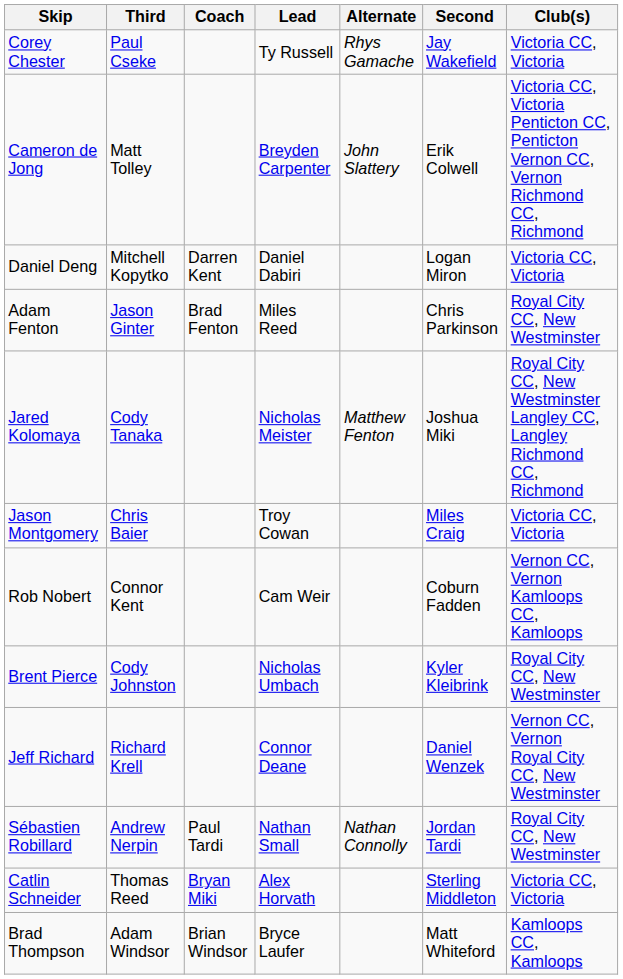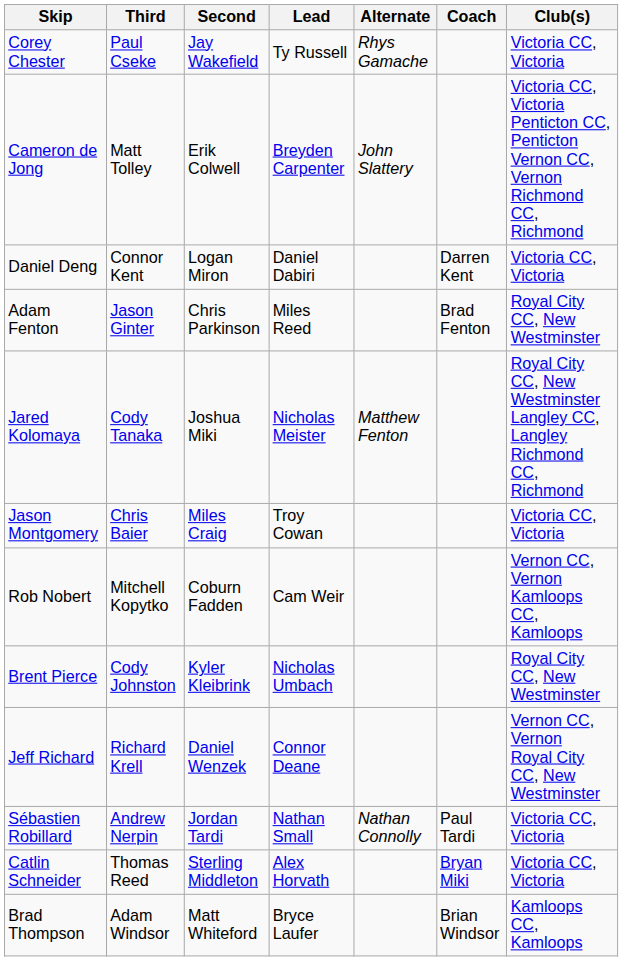columns swapped: (465, 17) <-> (220, 17)
(139, 266) Mitchell Kopytko -> (137, 266) Connor Kent
(137, 596) Connor Kent -> (139, 596) Mitchell Kopytko
(555, 837) Royal City CC, New Westminster -> (554, 828) Victoria CC, Victoria
